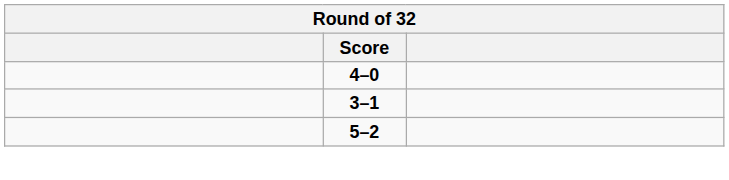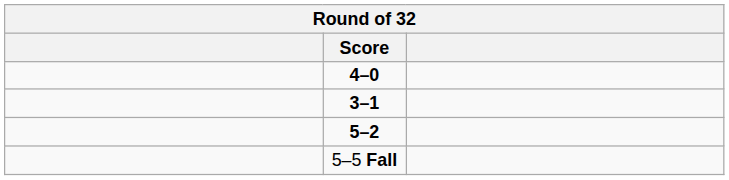+ row: (364, 160)
